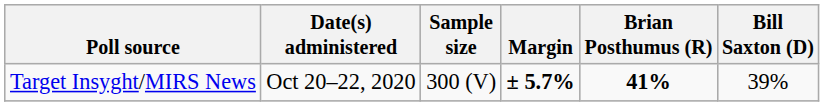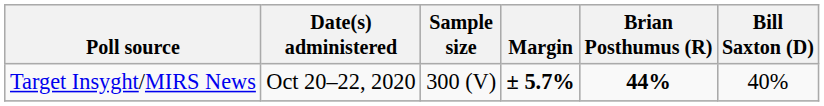(648, 82) 41% -> (648, 82) 44%
(768, 82) 39% -> (768, 82) 40%
